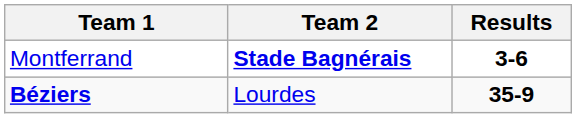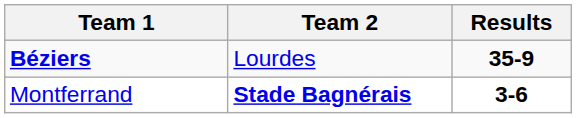rows swapped: (50, 94) <-> (71, 58)
